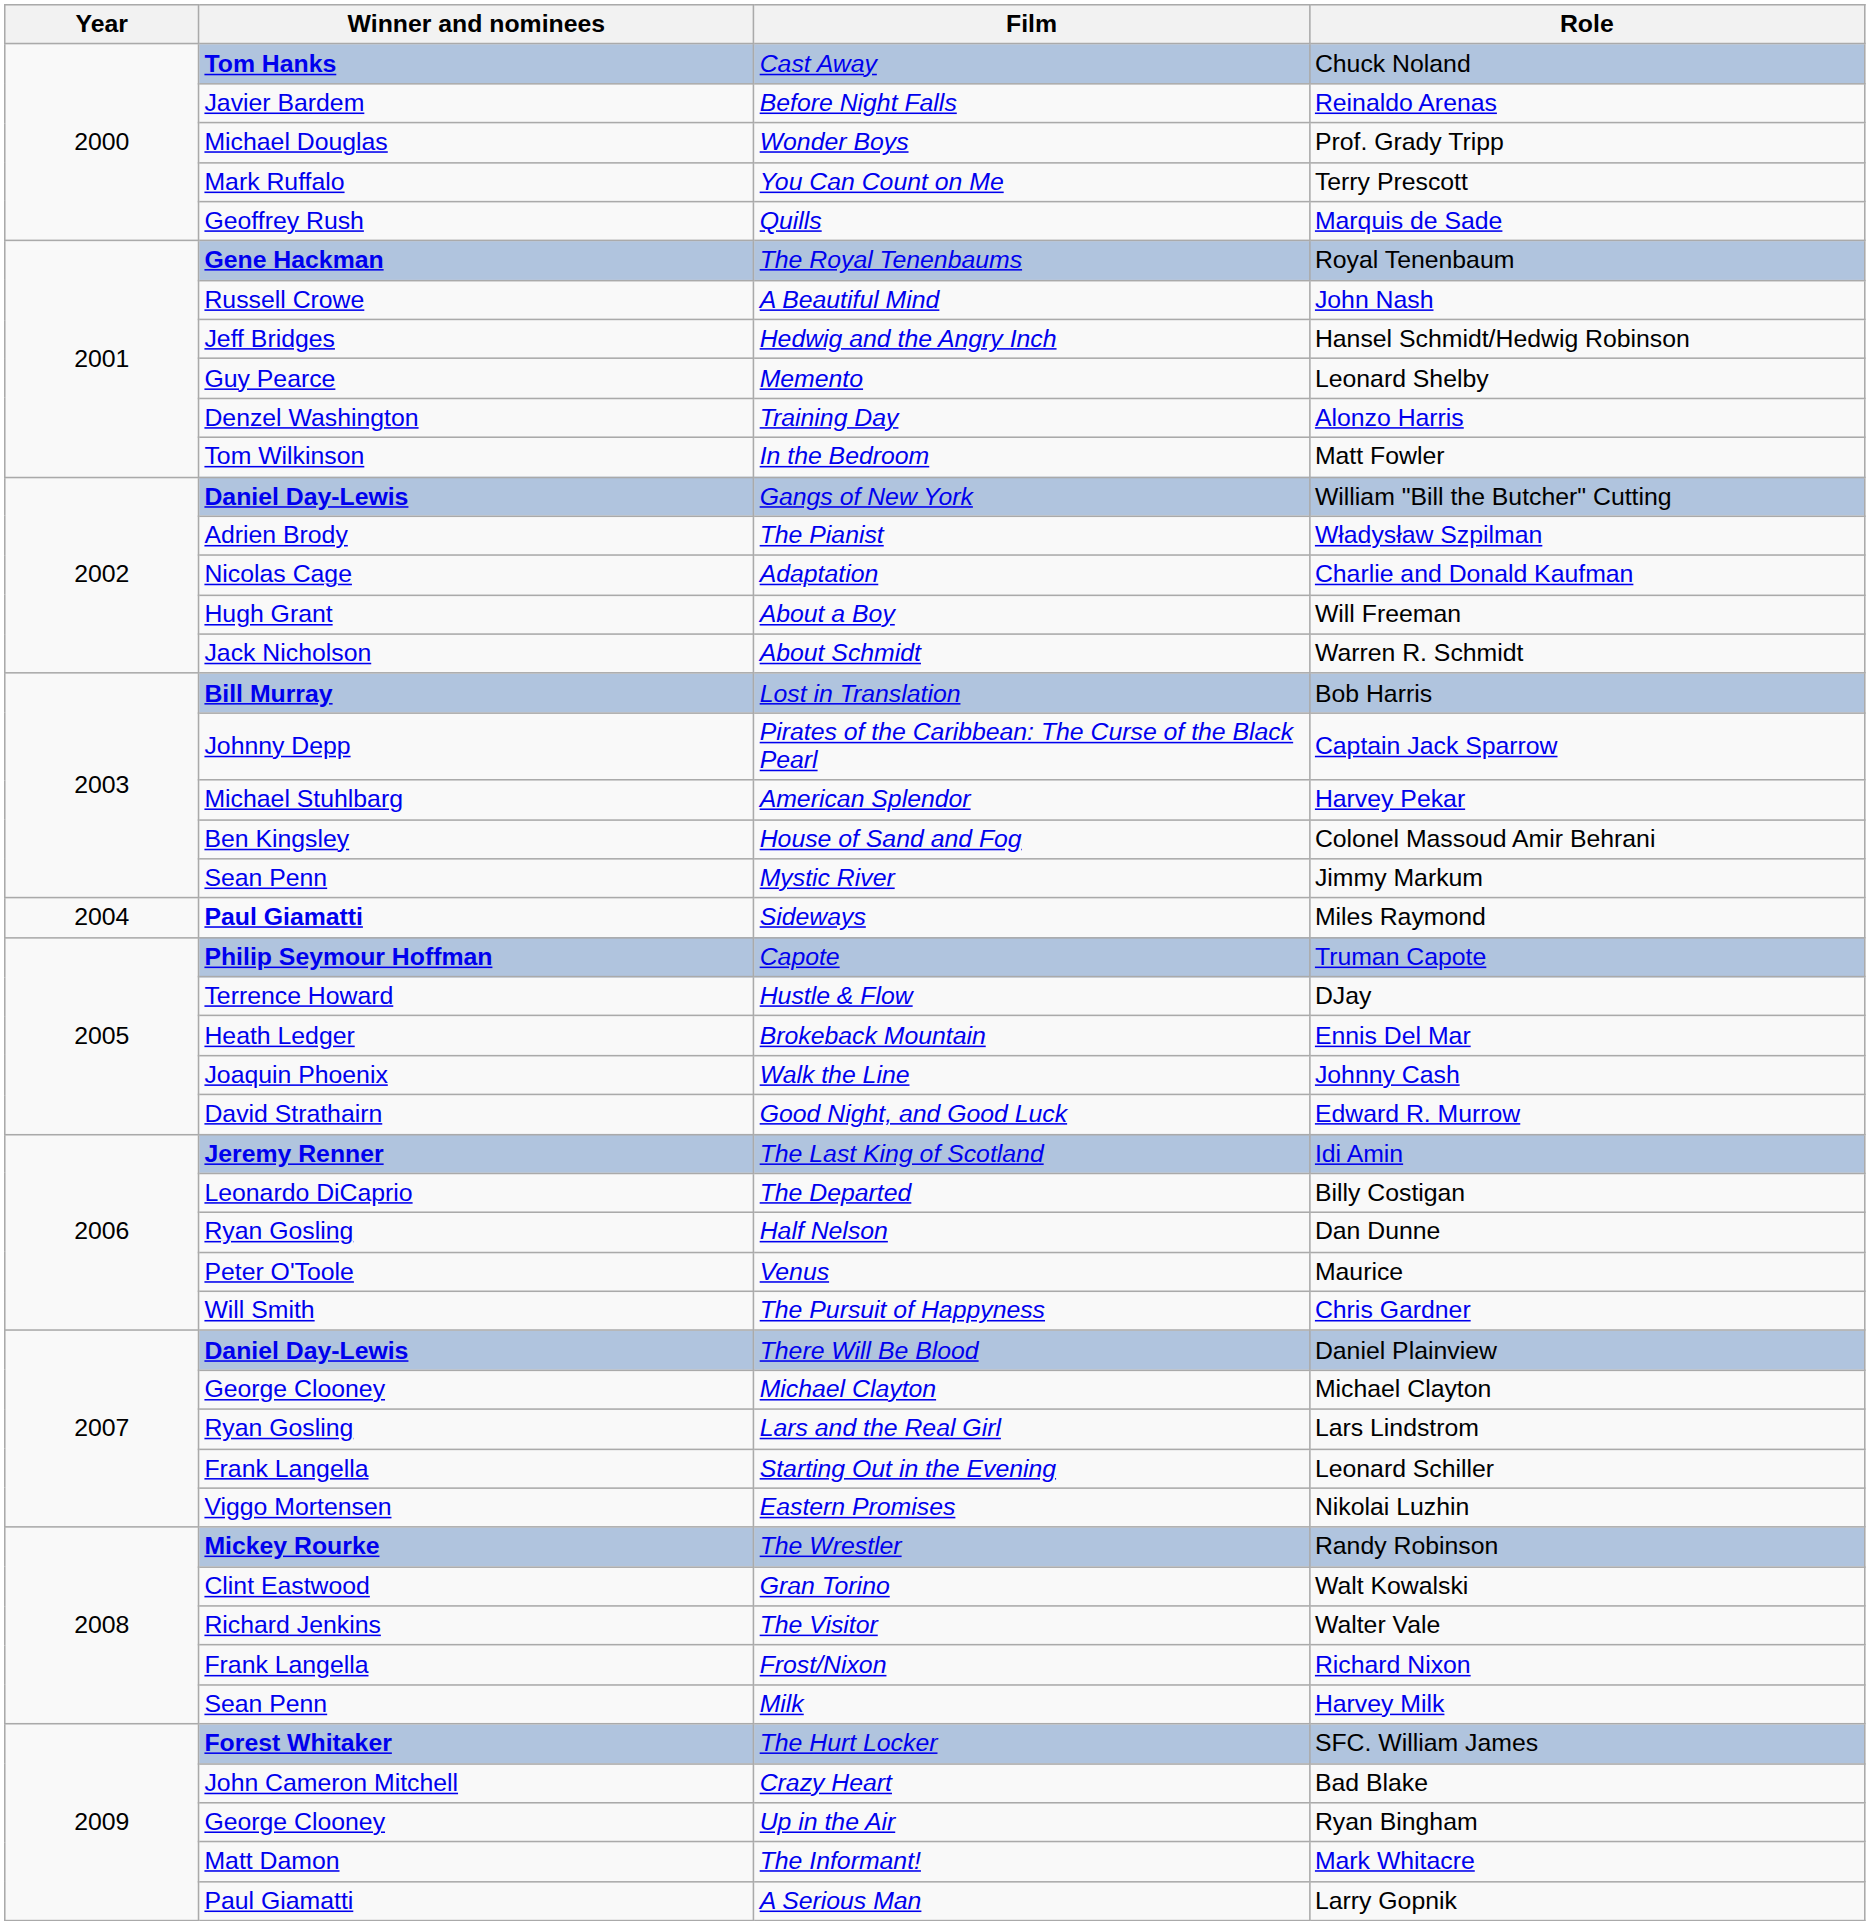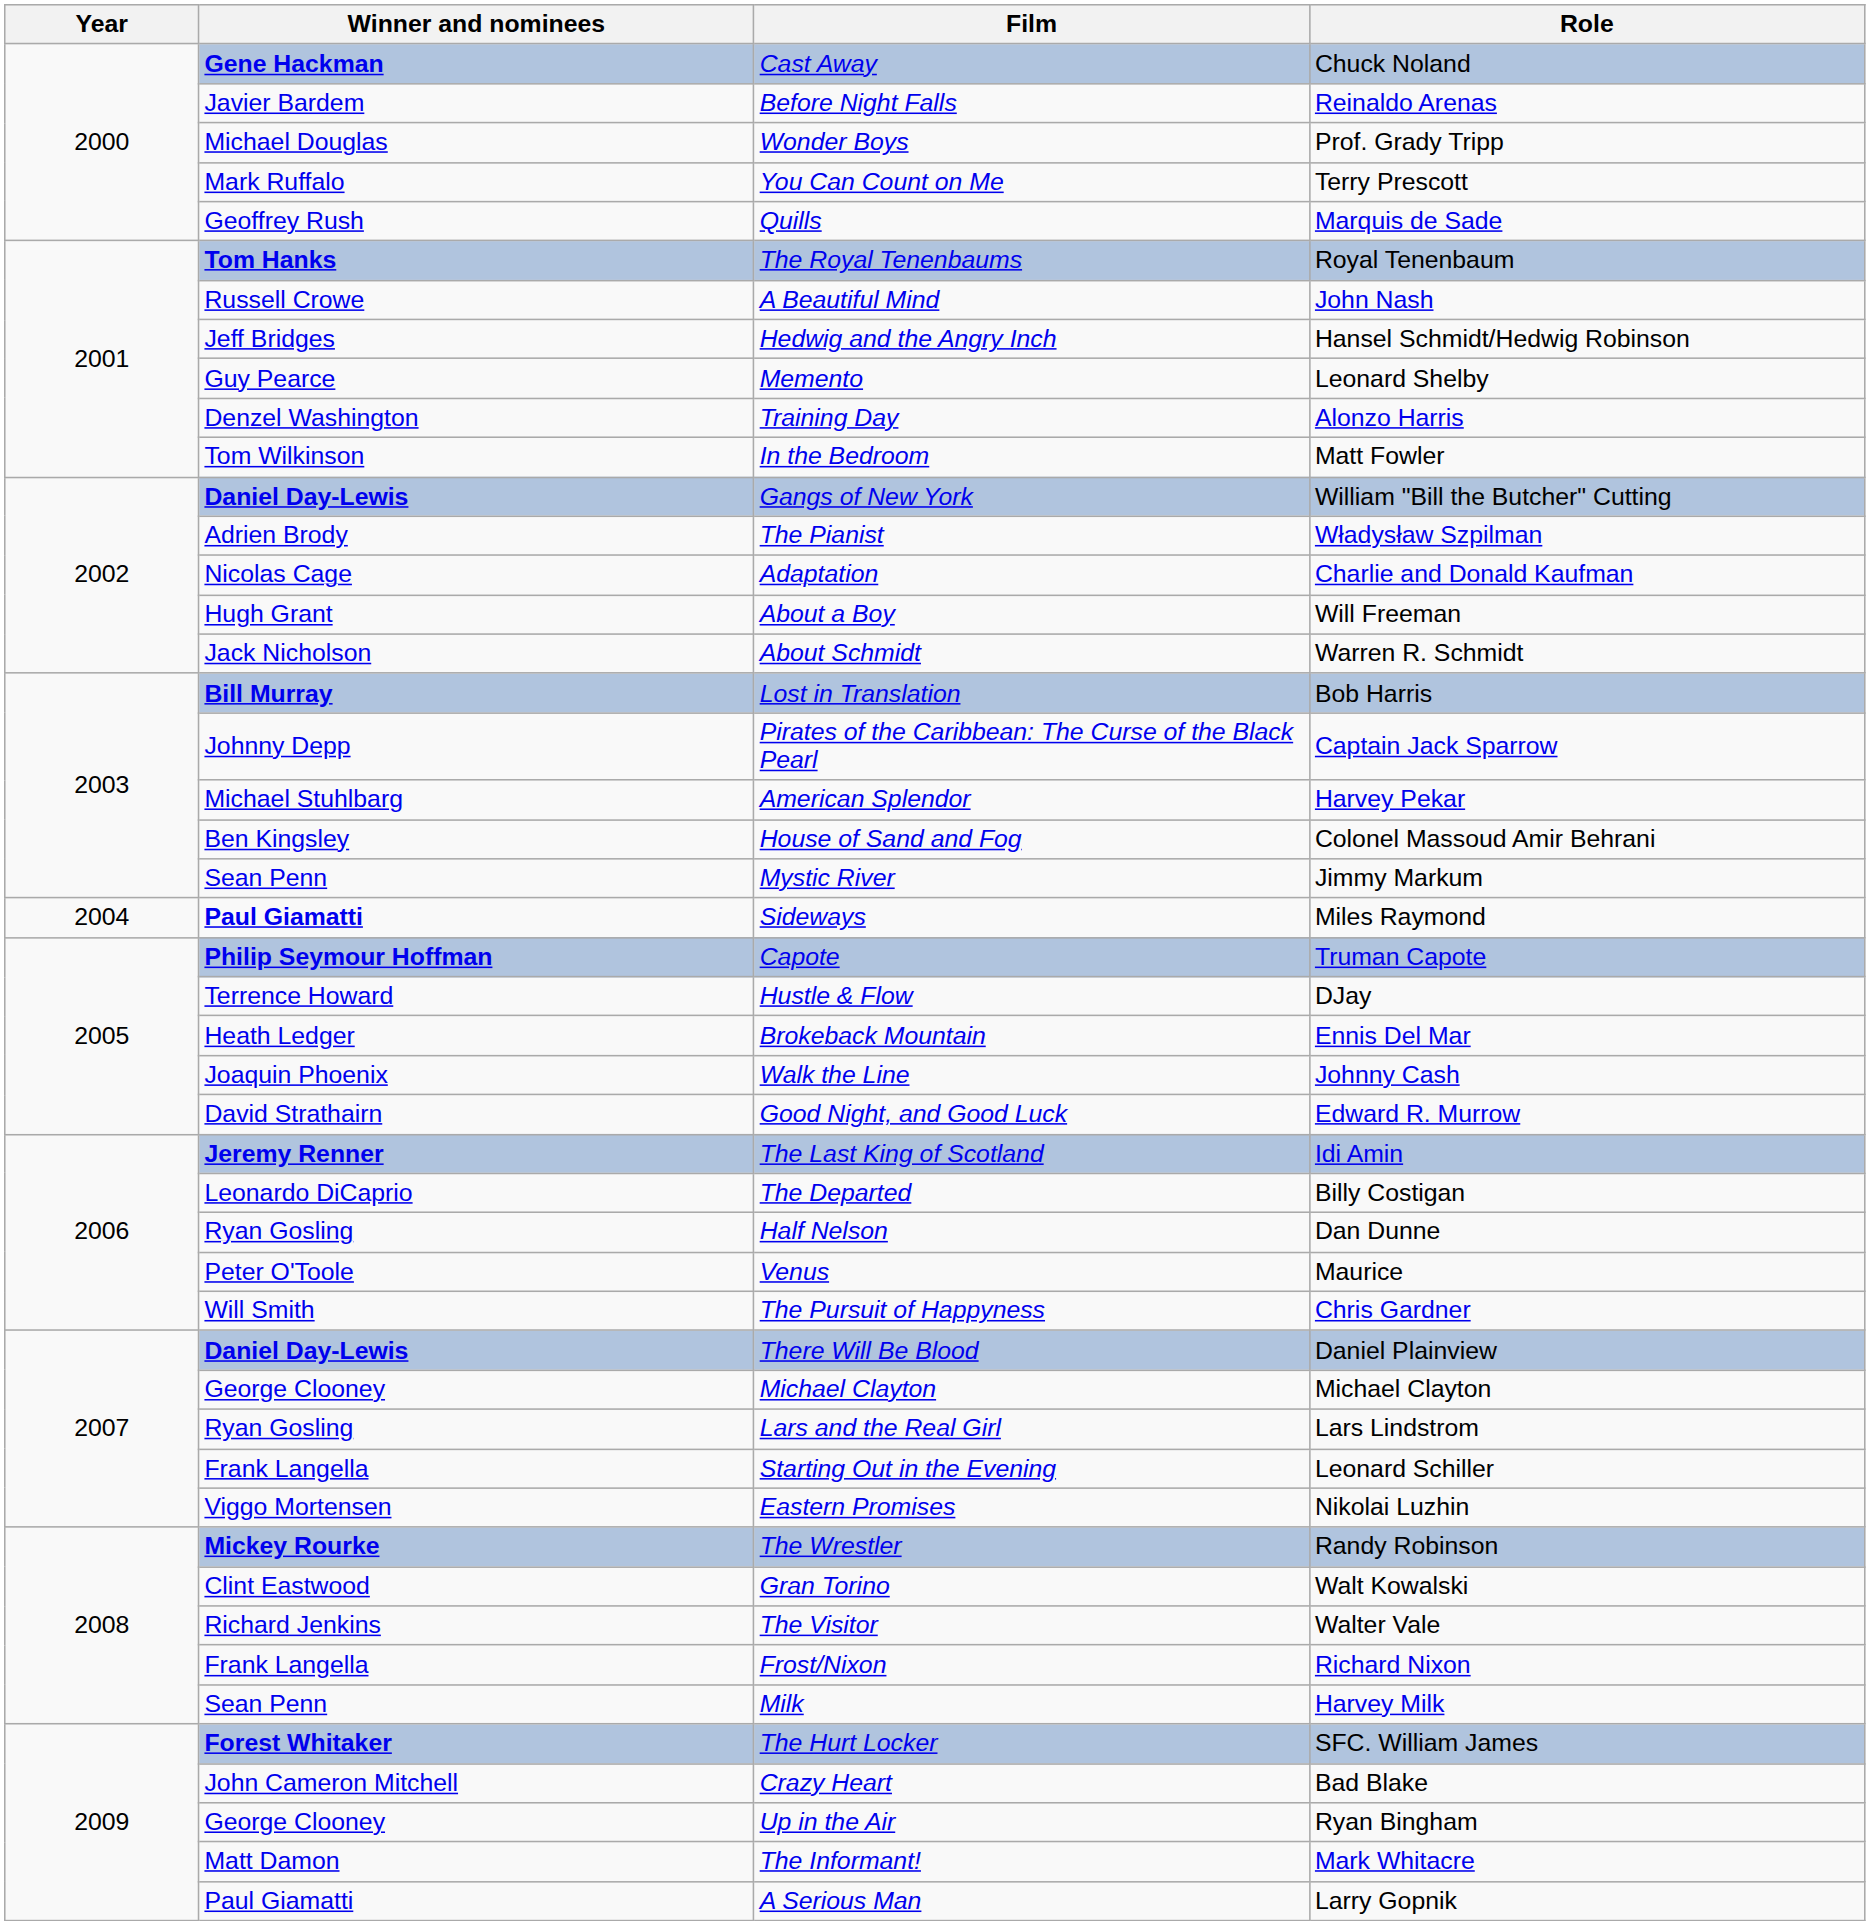(270, 63) Tom Hanks -> (294, 63) Gene Hackman
(294, 260) Gene Hackman -> (270, 260) Tom Hanks
